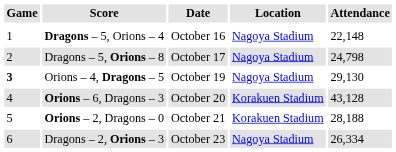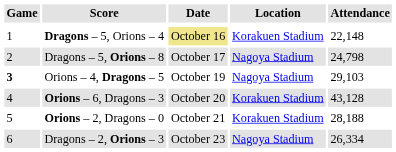(198, 36) no background -> (198, 36) khaki background
(273, 36) Nagoya Stadium -> (278, 36) Korakuen Stadium
(347, 77) 29,130 -> (347, 77) 29,103
